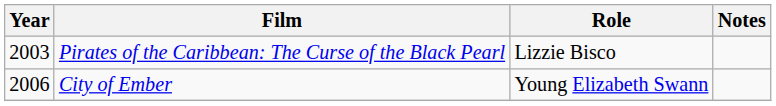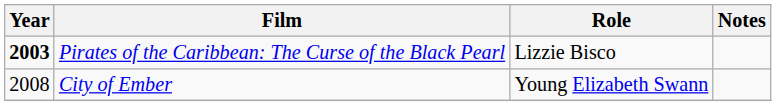(29, 52) normal -> (29, 52) bold
(29, 84) 2006 -> (29, 84) 2008
